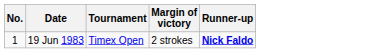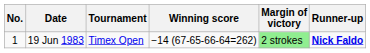+ column: (204, 18)
(172, 40) no background -> (282, 40) lightgreen background
